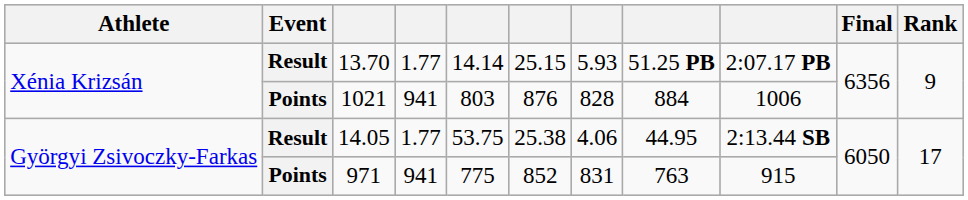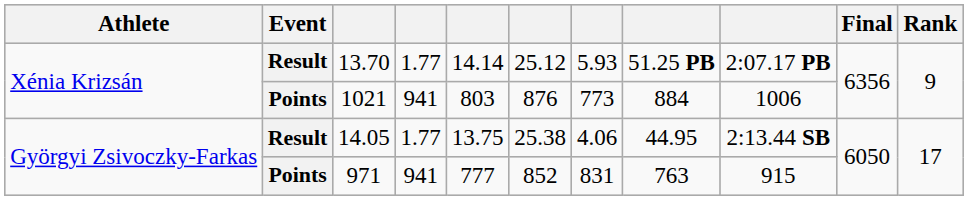(540, 61) 25.15 -> (540, 61) 25.12
(597, 99) 828 -> (597, 99) 773
(478, 137) 53.75 -> (478, 137) 13.75
(478, 175) 775 -> (478, 175) 777
